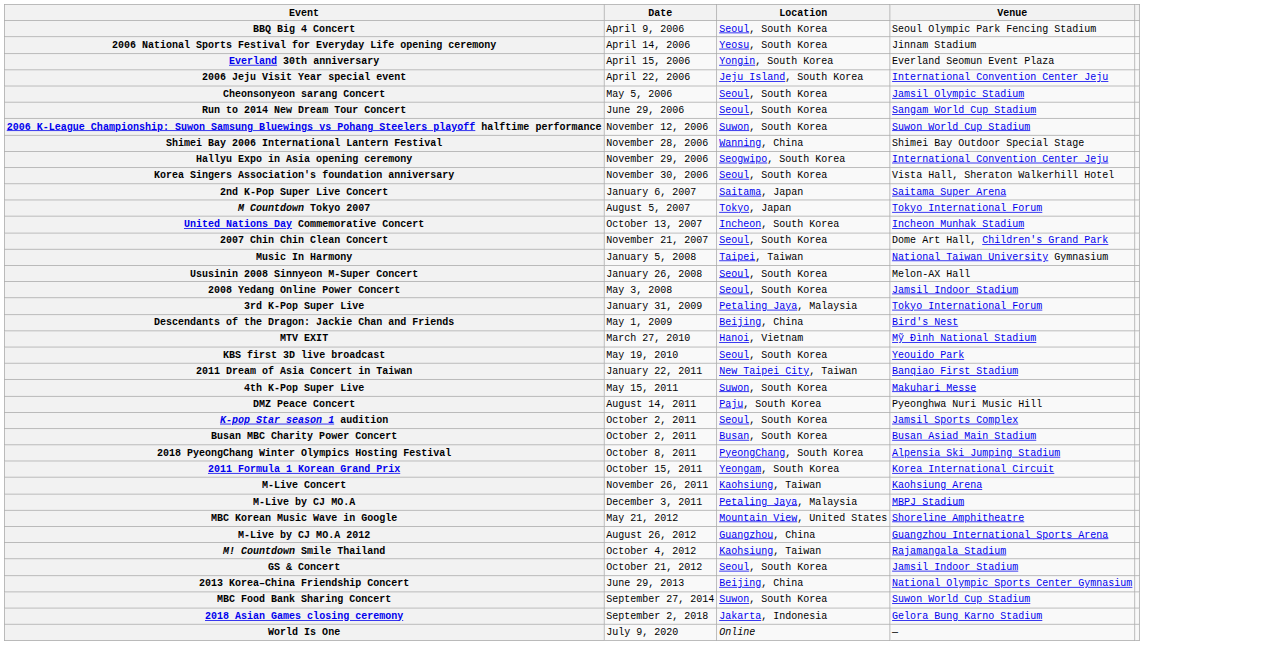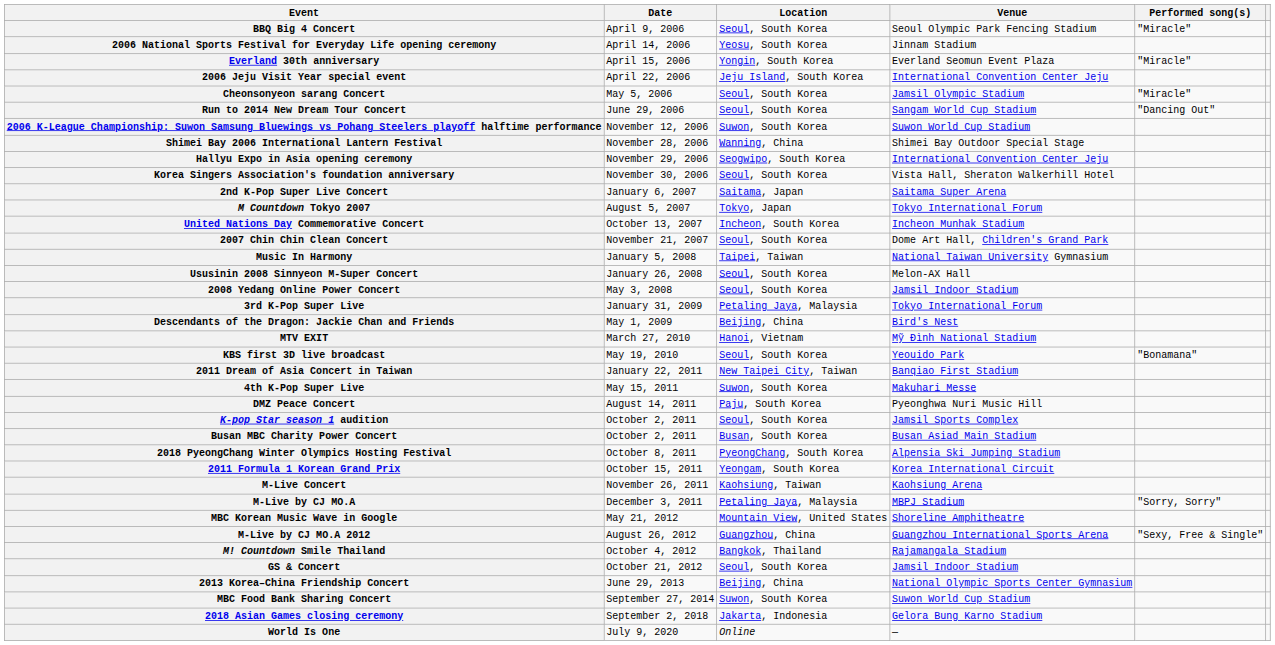+ column: (1200, 13)
(770, 551) Kaohsiung, Taiwan -> (770, 551) Bangkok, Thailand
